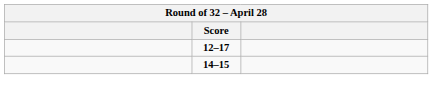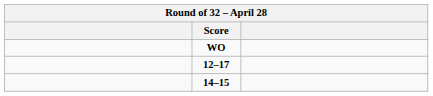+ row: (216, 48)
